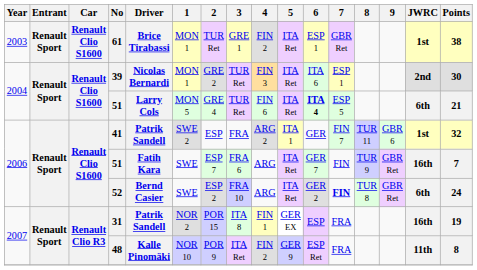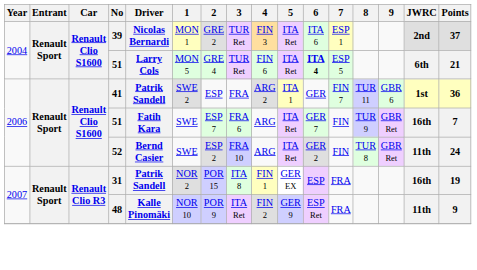- row: (17, 42)
(456, 77) 30 -> (455, 36) 37
(456, 135) 32 -> (455, 94) 36
(341, 192) bold -> (341, 151) normal
(423, 192) 6th -> (422, 151) 11th
(456, 250) 8 -> (455, 209) 9
